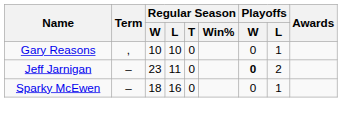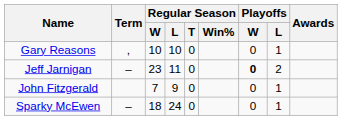+ row: (58, 87)
(175, 87) 16 -> (175, 106) 24
